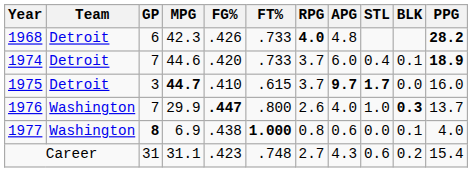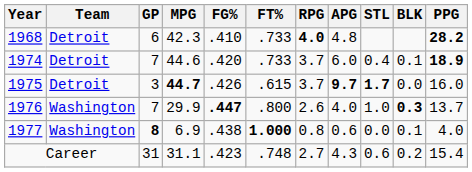(225, 40) .426 -> (225, 40) .410
(225, 86) .410 -> (225, 86) .426
